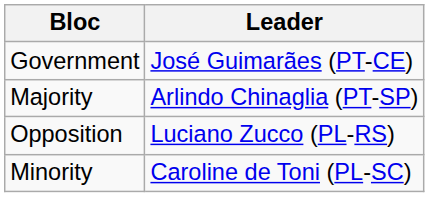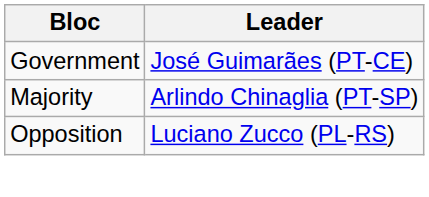- row: (51, 172)
